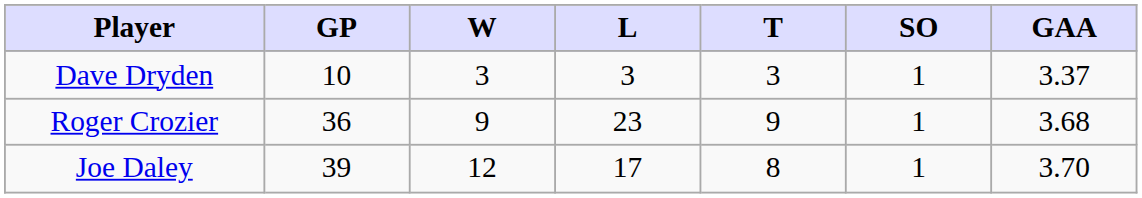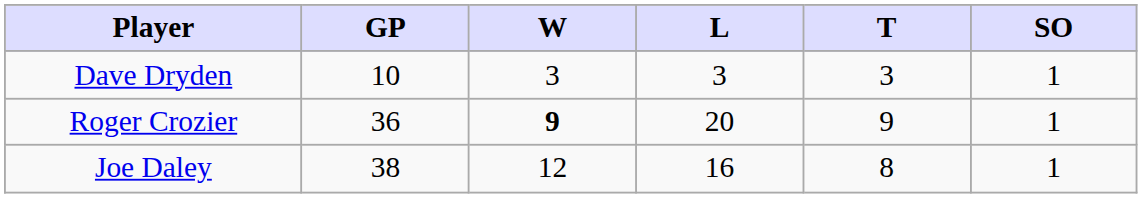- column: (1064, 27)
(482, 121) normal -> (552, 121) bold
(628, 121) 23 -> (719, 121) 20
(336, 167) 39 -> (385, 167) 38
(628, 167) 17 -> (719, 167) 16
